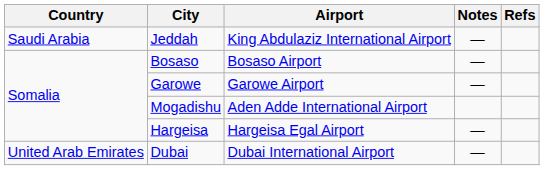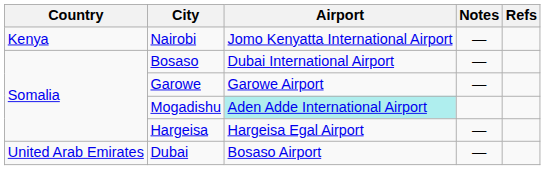+ row: (173, 38)
- row: (174, 38)
(274, 61) Bosaso Airport -> (311, 61) Dubai International Airport
(327, 107) no background -> (327, 107) paleturquoise background
(311, 152) Dubai International Airport -> (274, 152) Bosaso Airport
